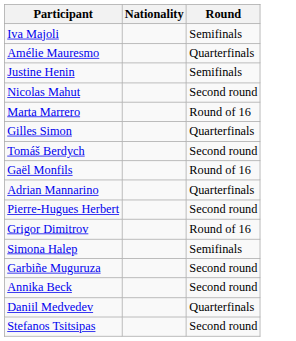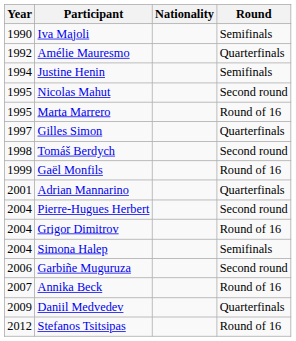+ column: (20, 14)
(223, 287) Second round -> (250, 287) Round of 16
(223, 326) Second round -> (250, 326) Round of 16
